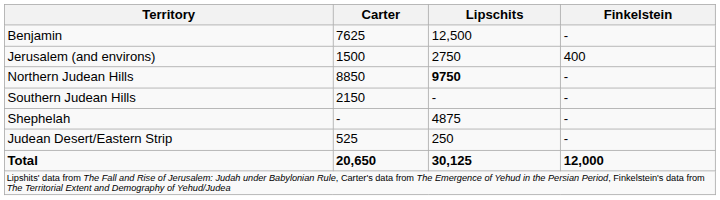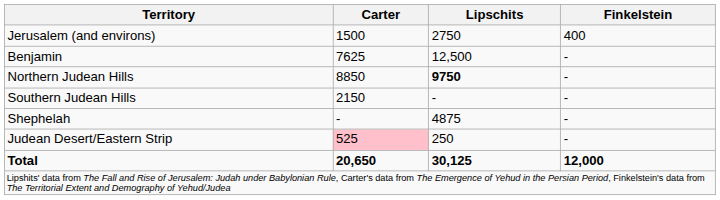rows swapped: (35, 35) <-> (81, 56)
(347, 139) no background -> (347, 139) pink background
